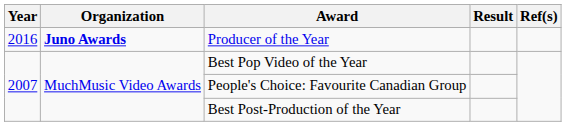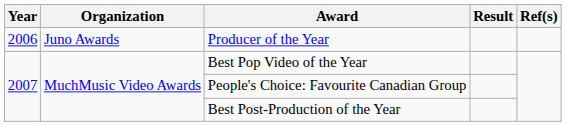(23, 39) 2016 -> (23, 39) 2006
(85, 39) bold -> (82, 39) normal
